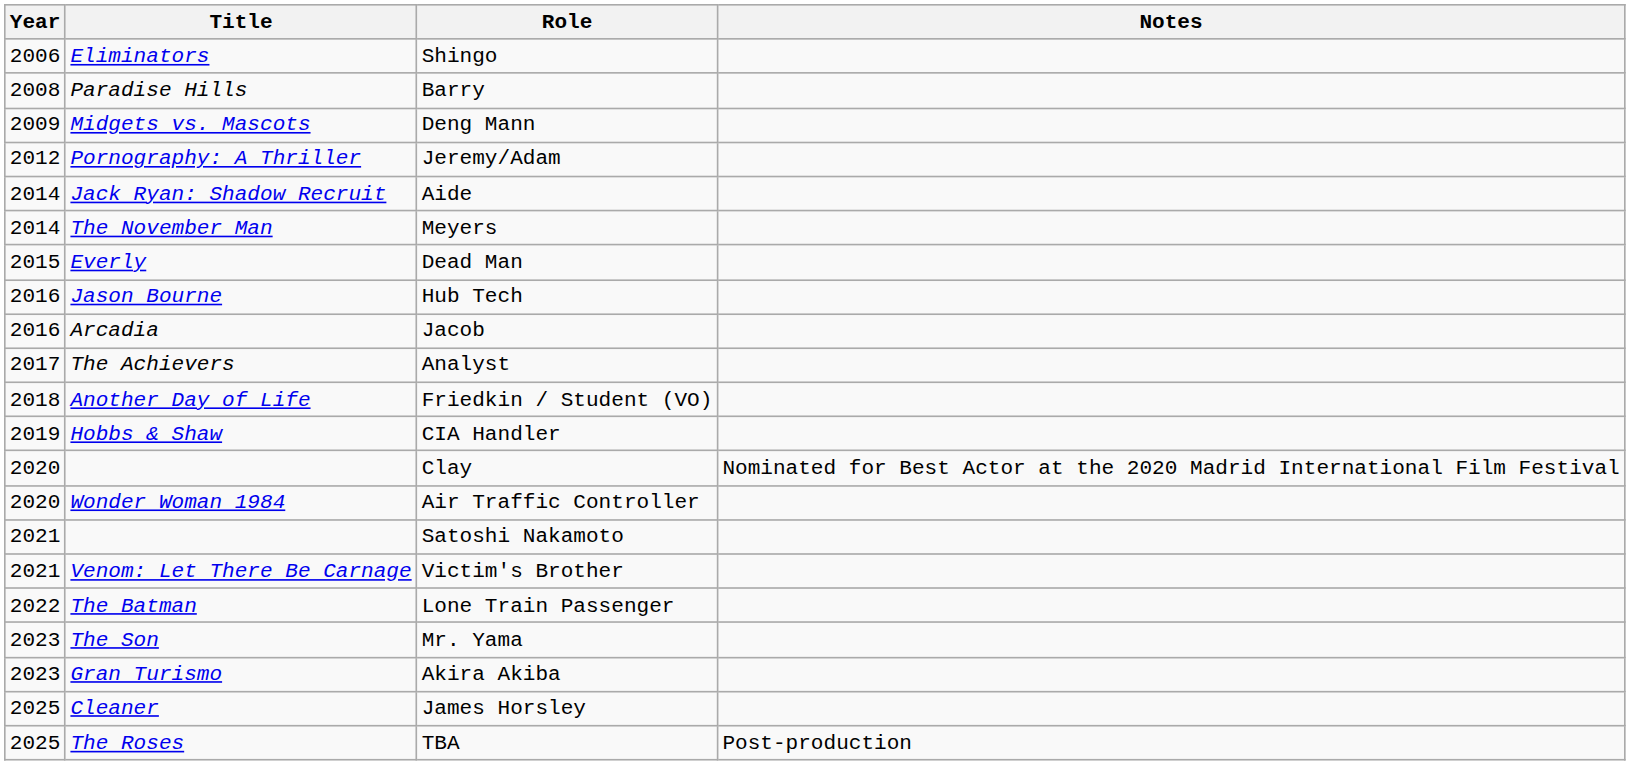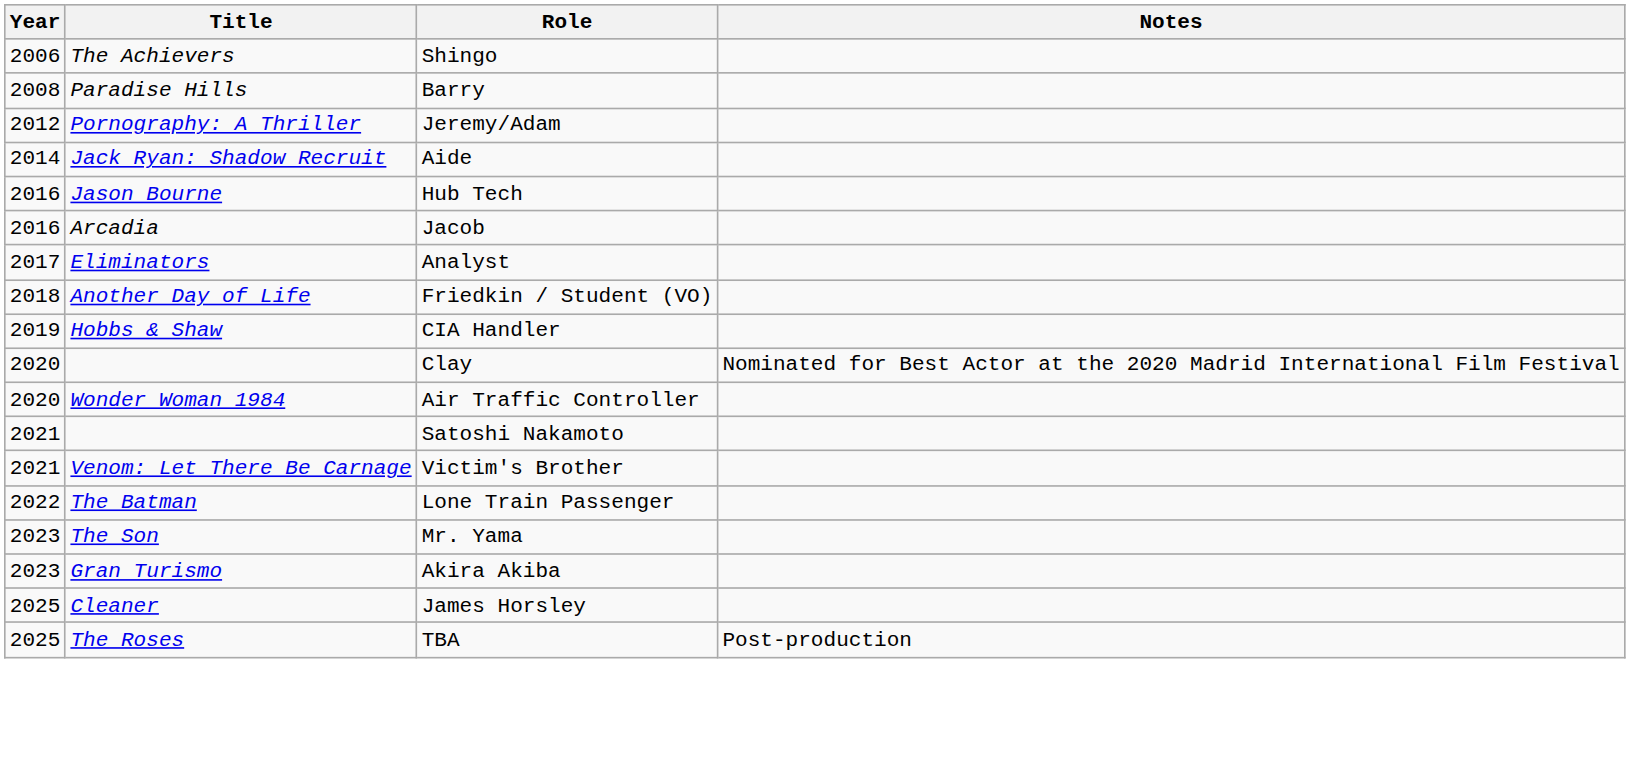(140, 56) Eliminators -> (153, 56) The Achievers
- row: (479, 125)
- row: (460, 228)
- row: (472, 262)
(153, 365) The Achievers -> (140, 262) Eliminators
